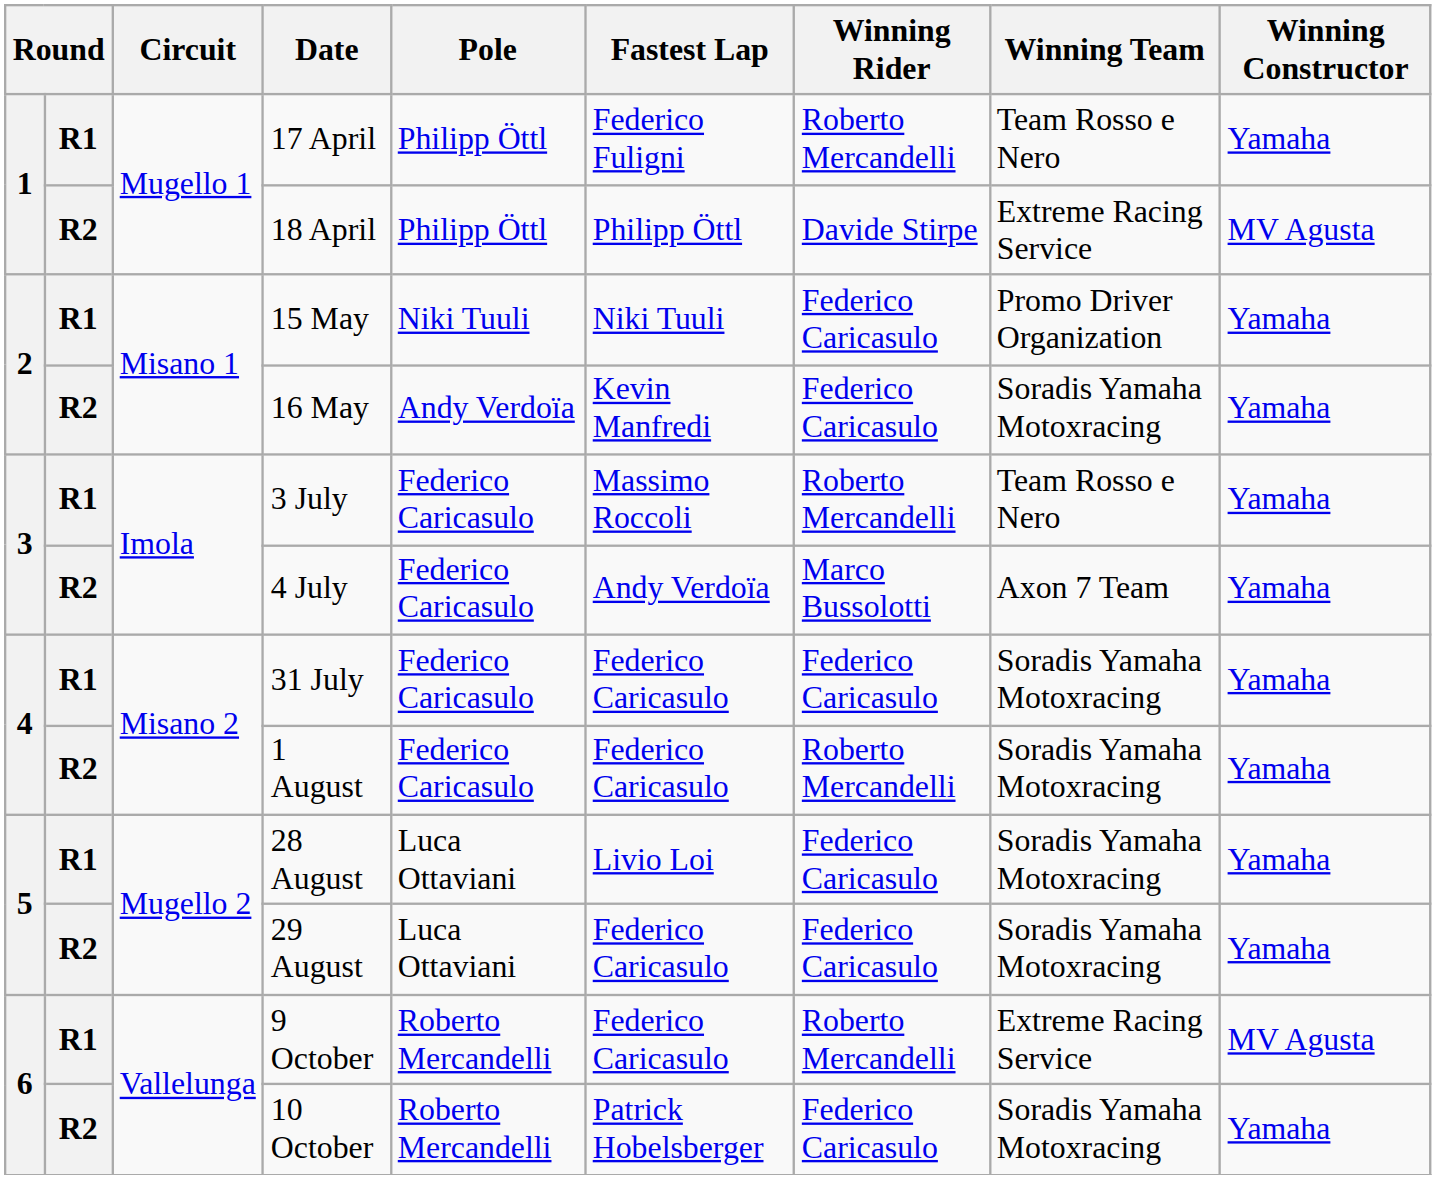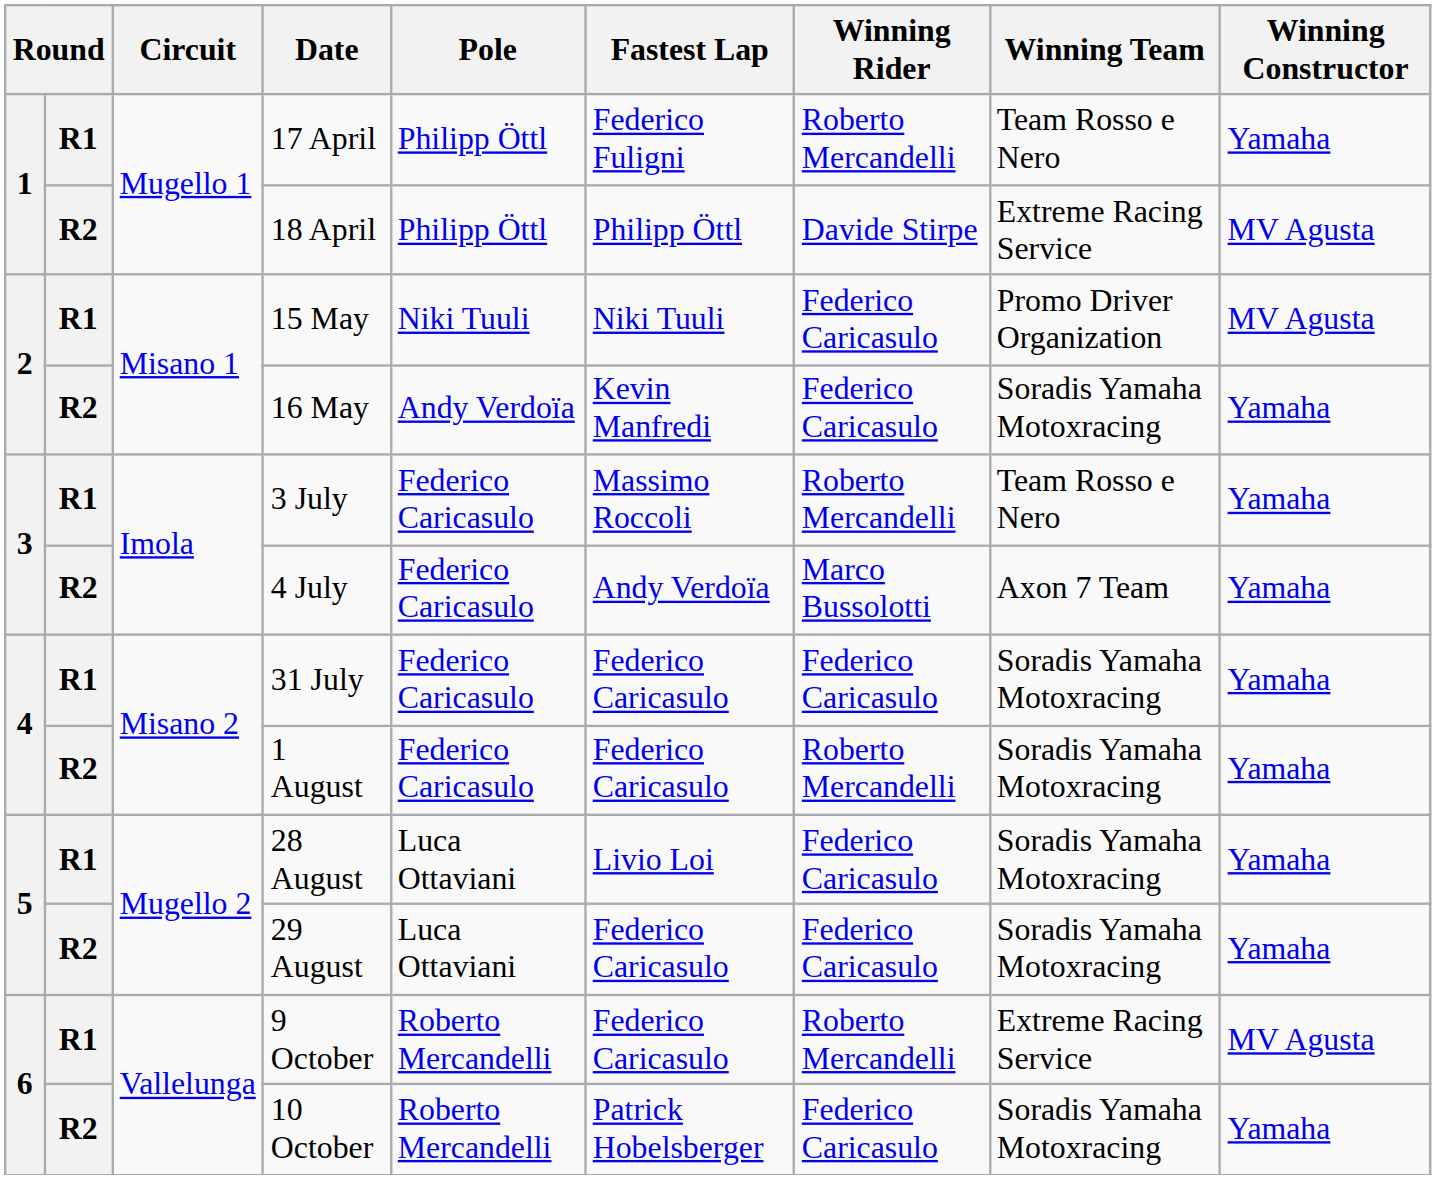(1279, 318) Yamaha -> (1301, 318) MV Agusta
